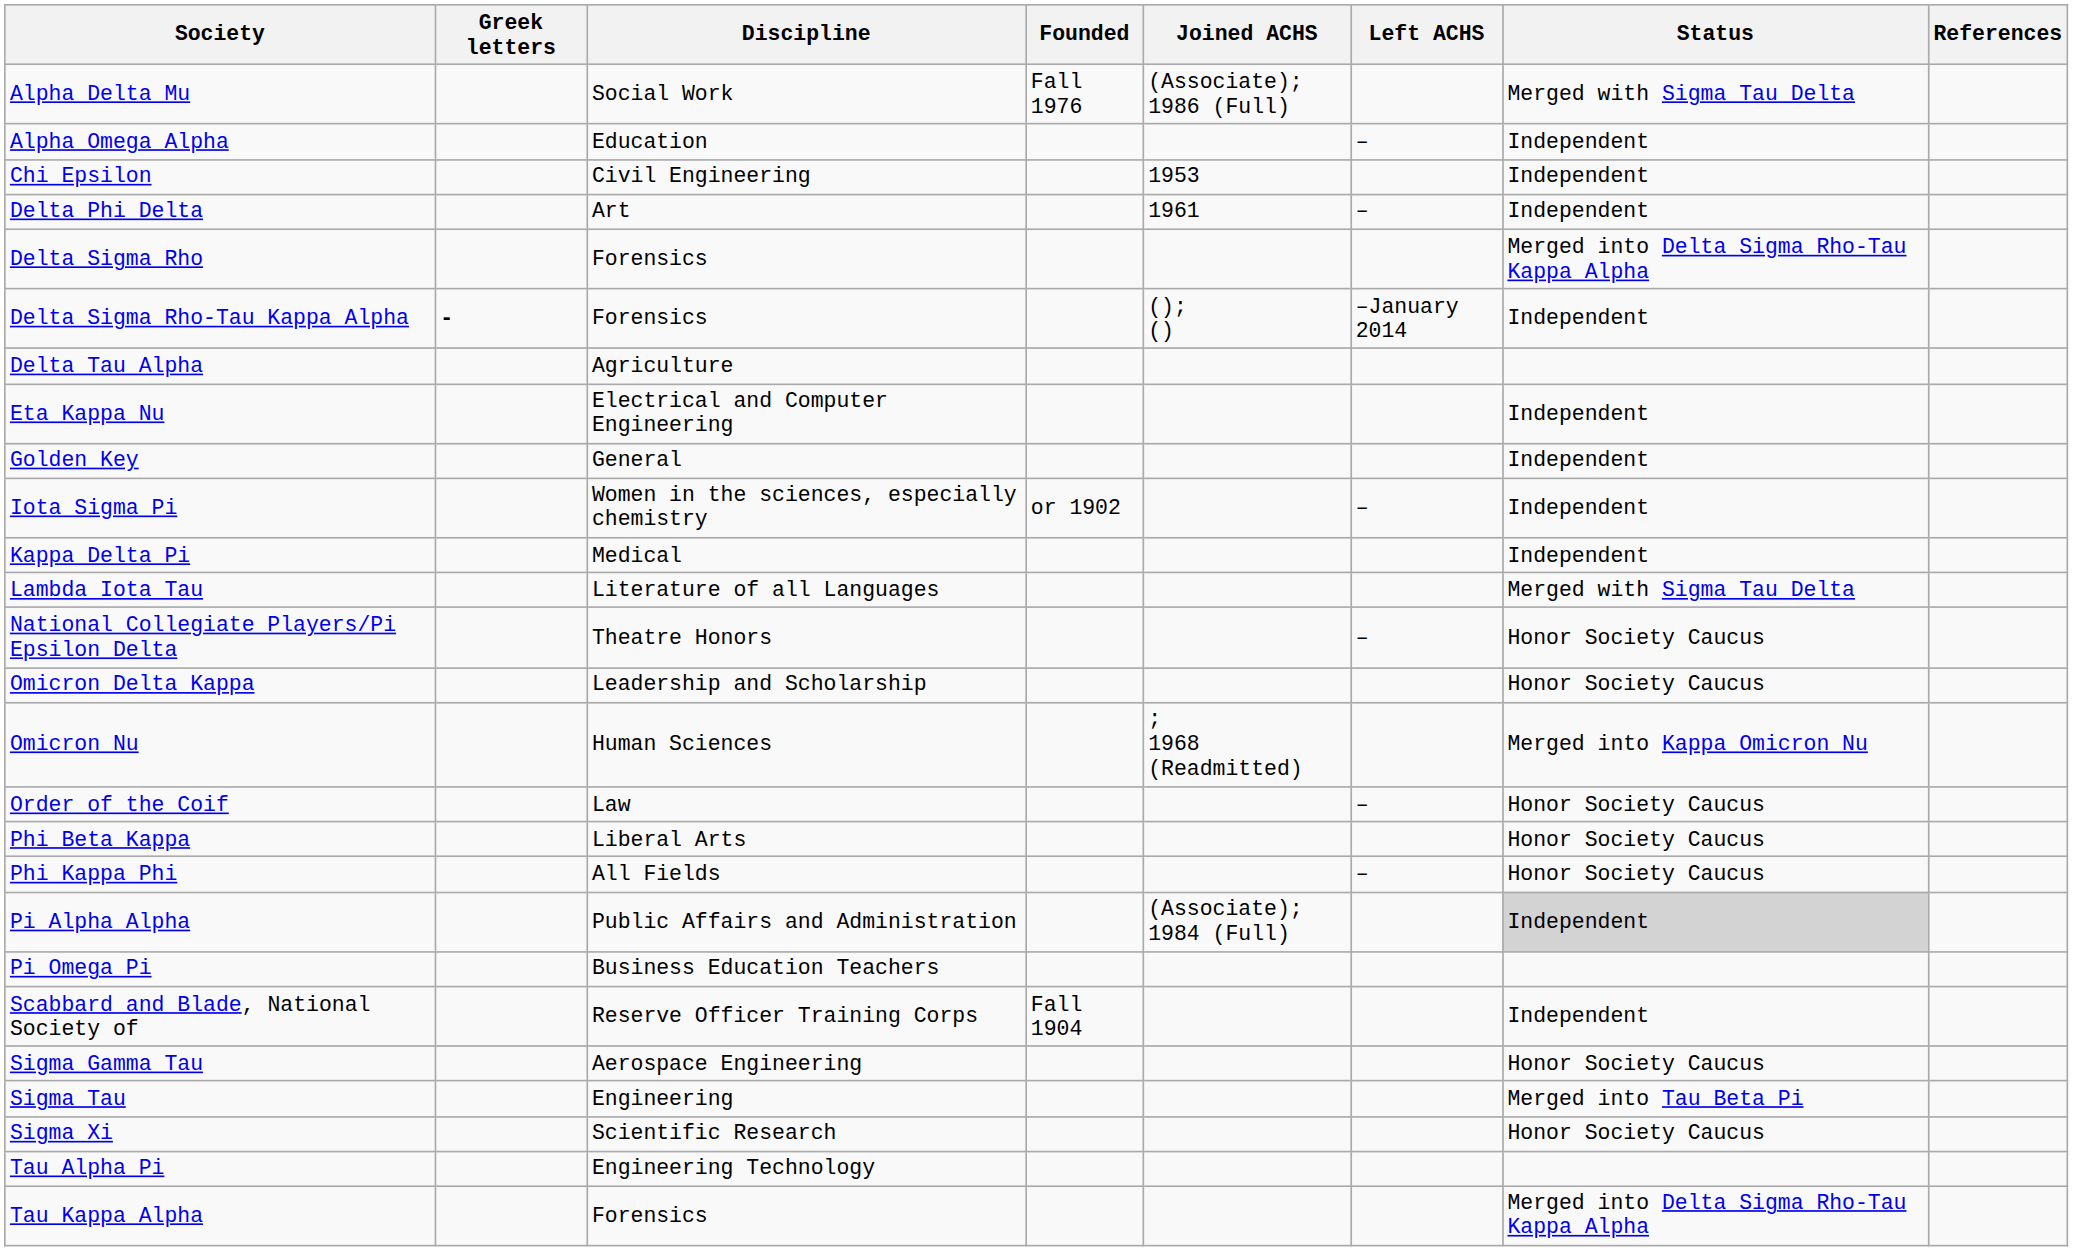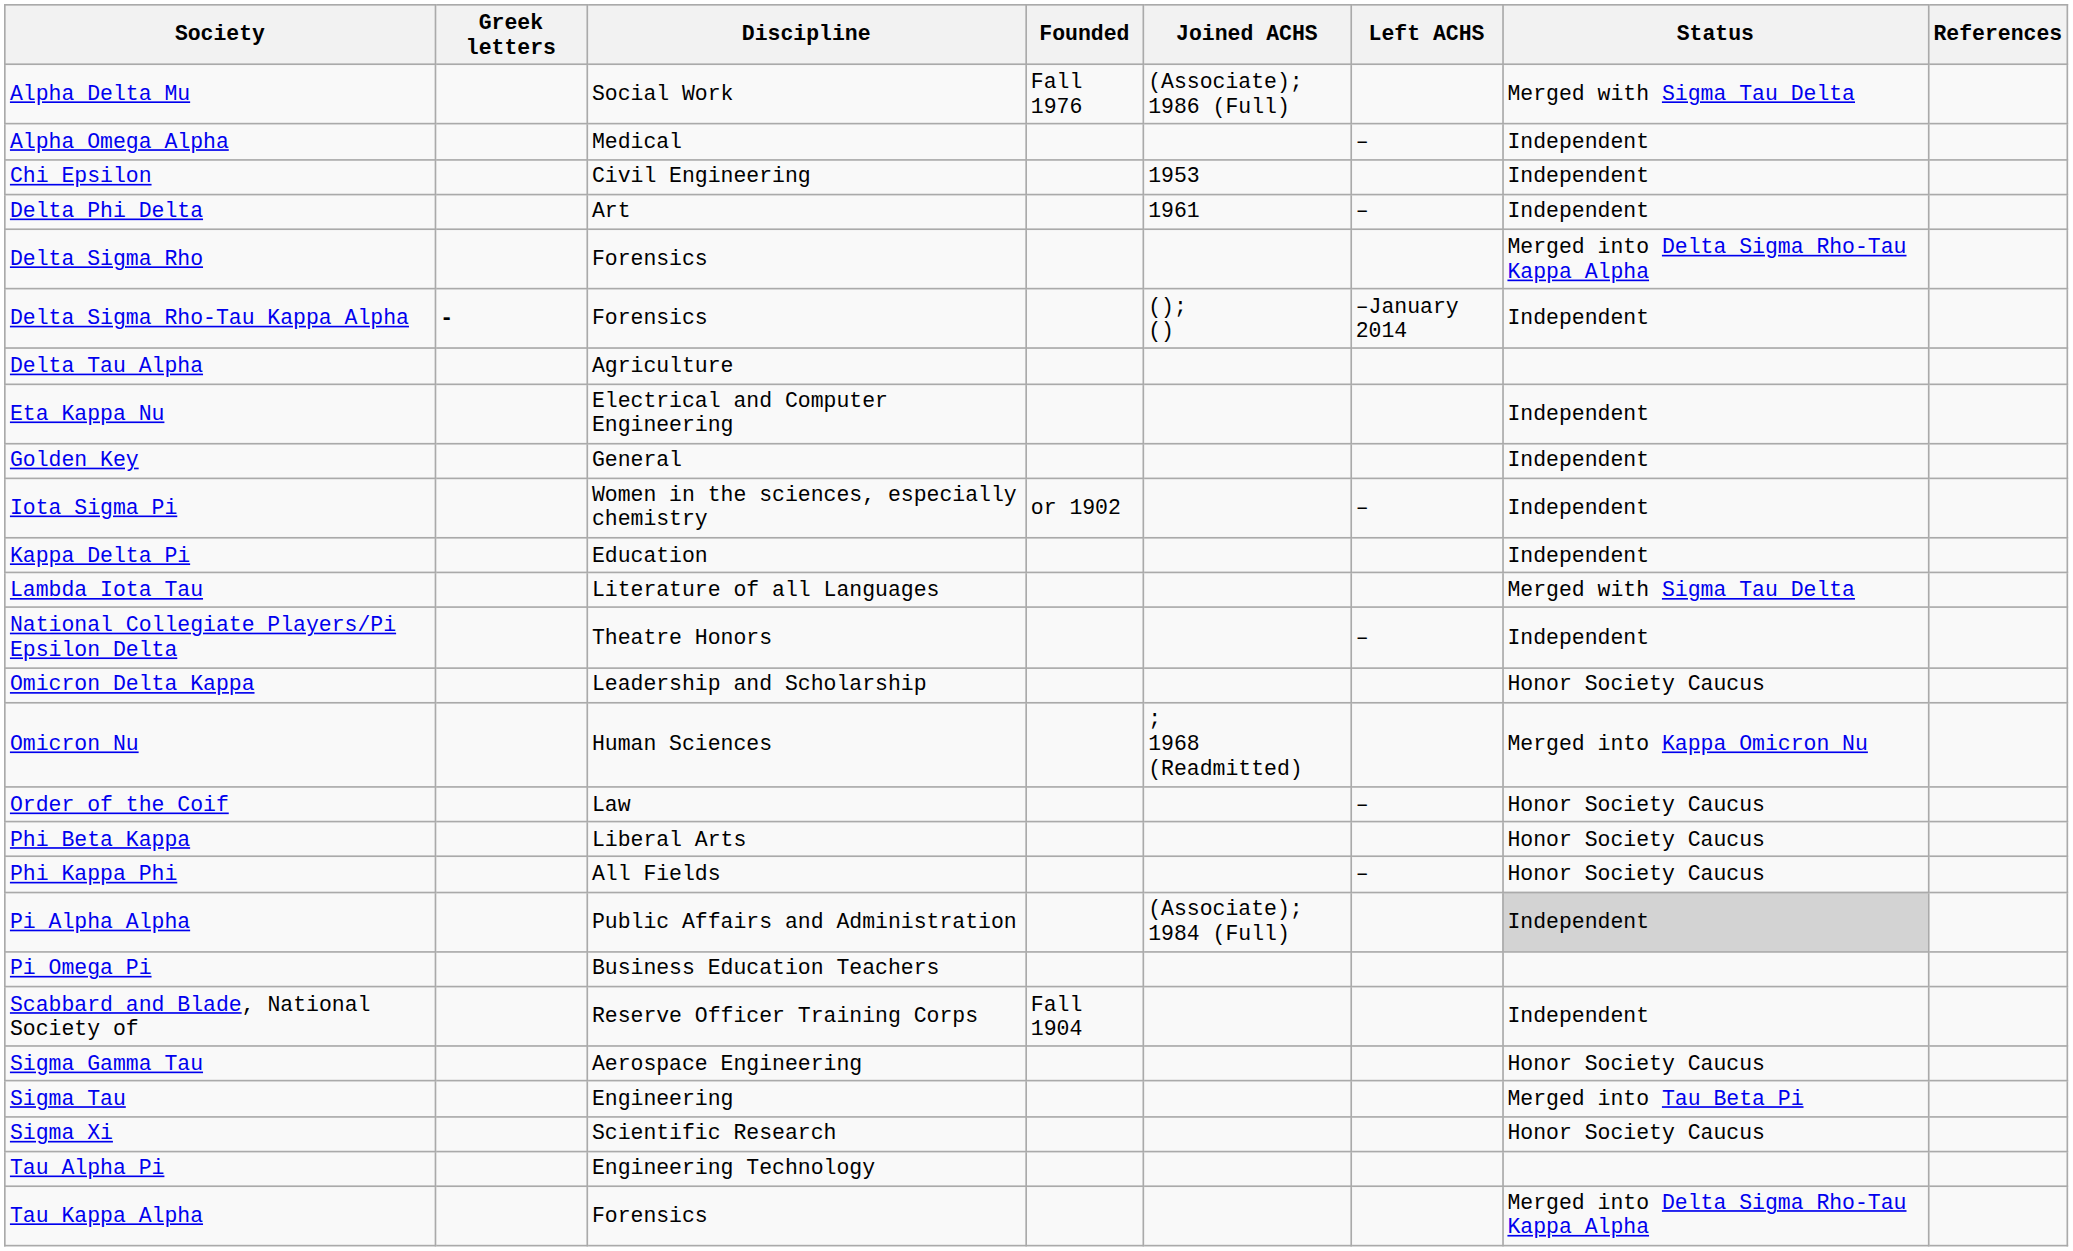(650, 142) Education -> (637, 142) Medical
(637, 555) Medical -> (650, 555) Education
(1636, 638) Honor Society Caucus -> (1578, 638) Independent
